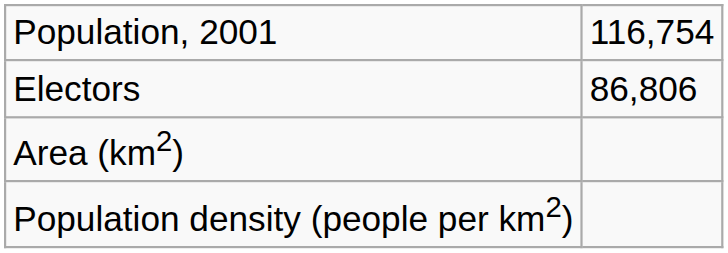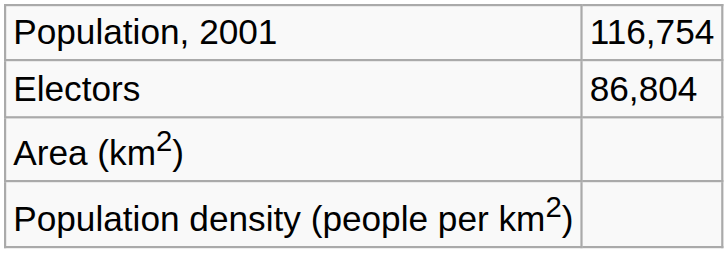(644, 88) 86,806 -> (644, 88) 86,804
